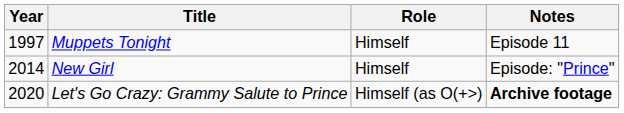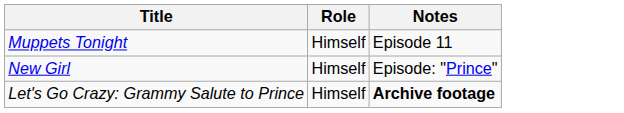- column: (26, 17)
(419, 94) Himself (as O(+>) -> (338, 94) Himself
